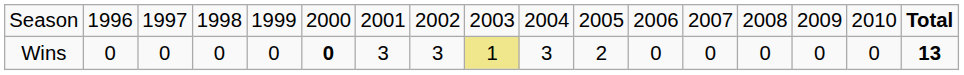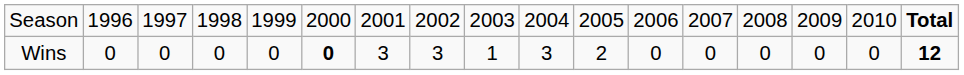(492, 52) khaki background -> (492, 52) no background
(930, 52) 13 -> (930, 52) 12
